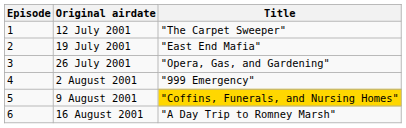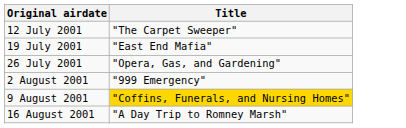- column: (29, 13)
